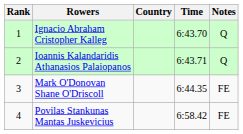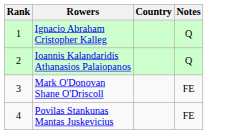- column: (192, 12)
